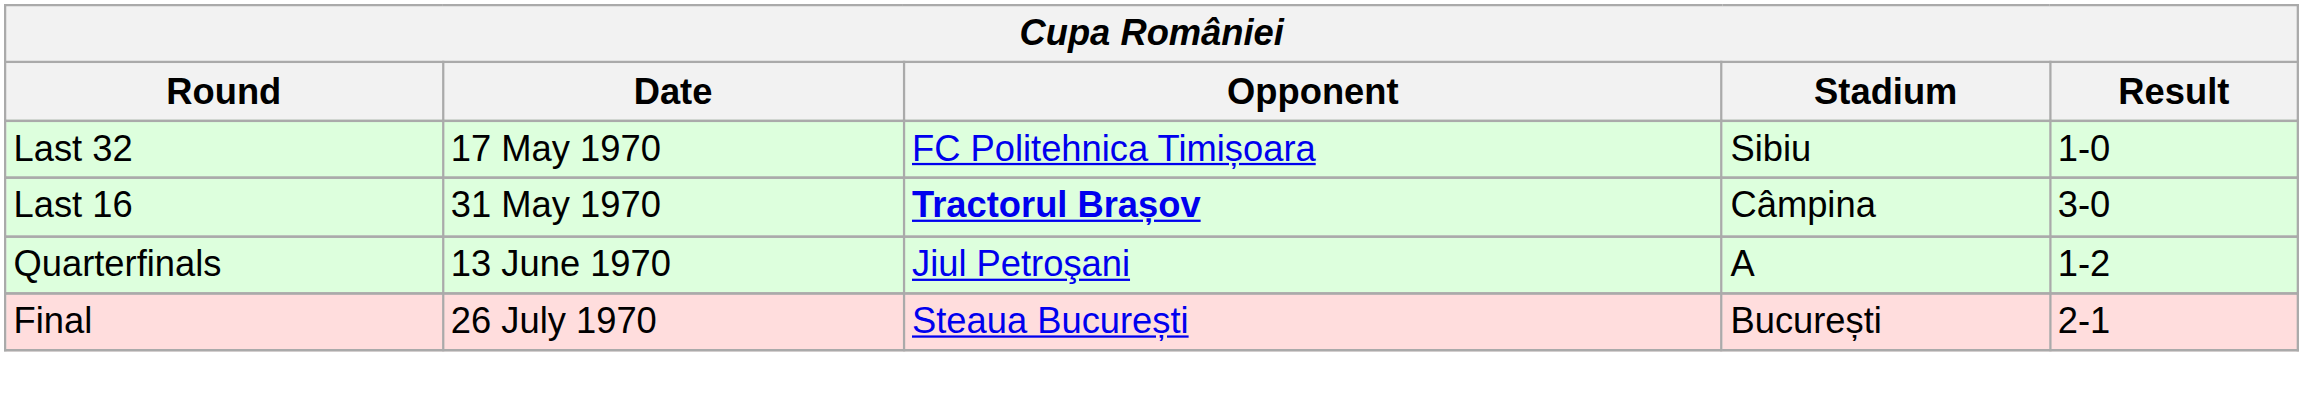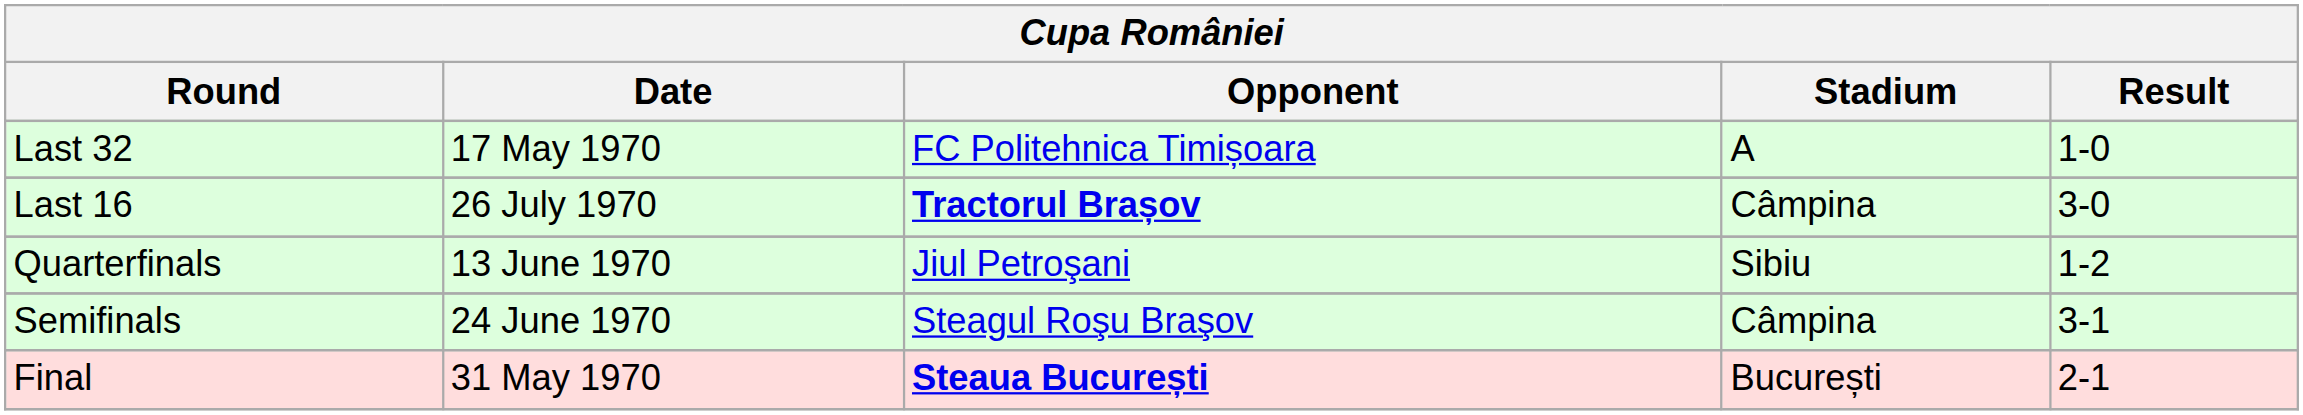(1771, 148) Sibiu -> (1743, 148) A
(556, 206) 31 May 1970 -> (554, 206) 26 July 1970
(1743, 263) A -> (1771, 263) Sibiu
+ row: (97, 321)
(554, 321) 26 July 1970 -> (556, 378) 31 May 1970
(1050, 321) normal -> (1060, 378) bold
